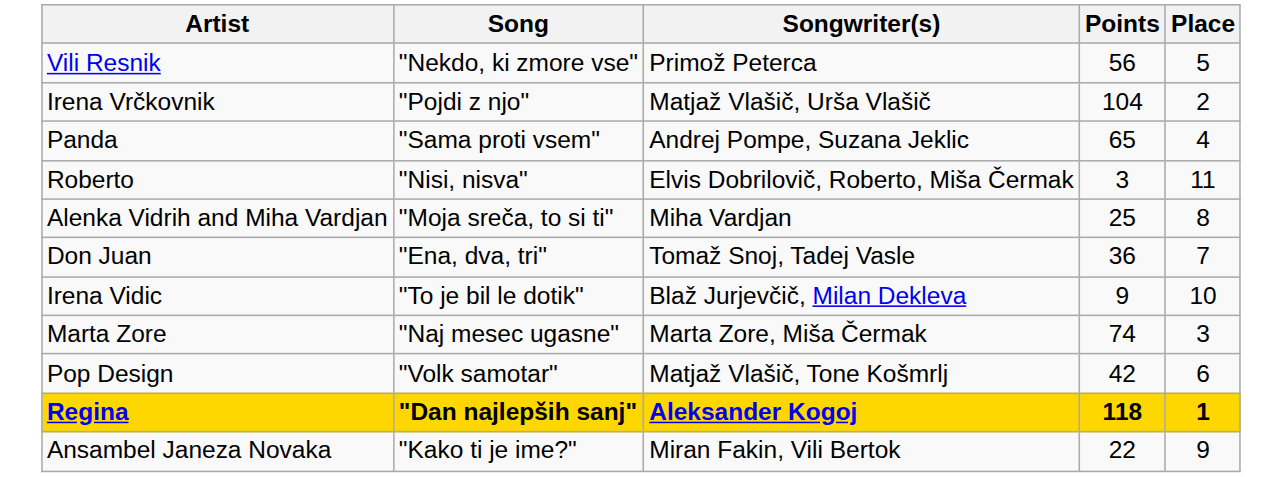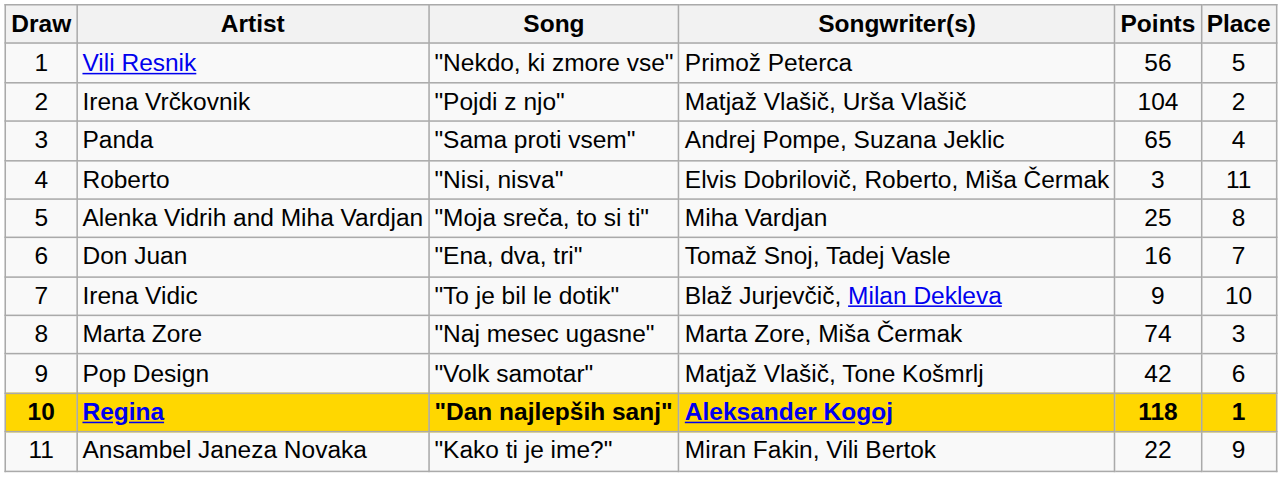+ column: (41, 23)
(1122, 256) 36 -> (1158, 256) 16
